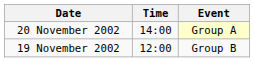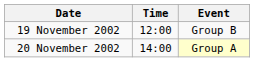rows swapped: (68, 48) <-> (68, 30)
